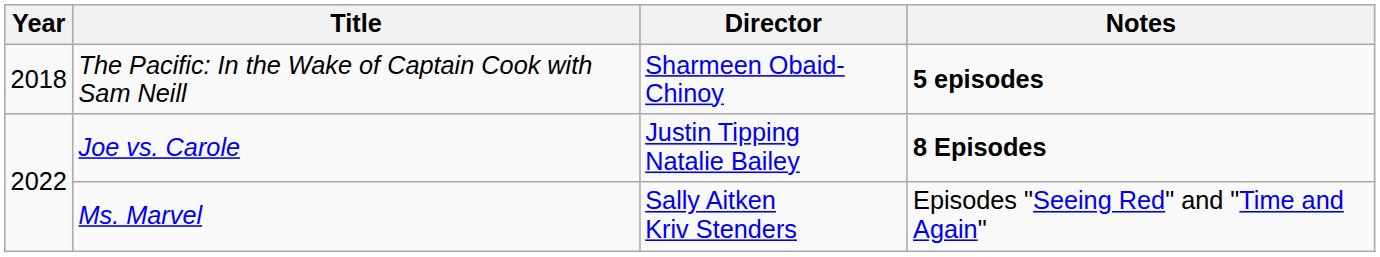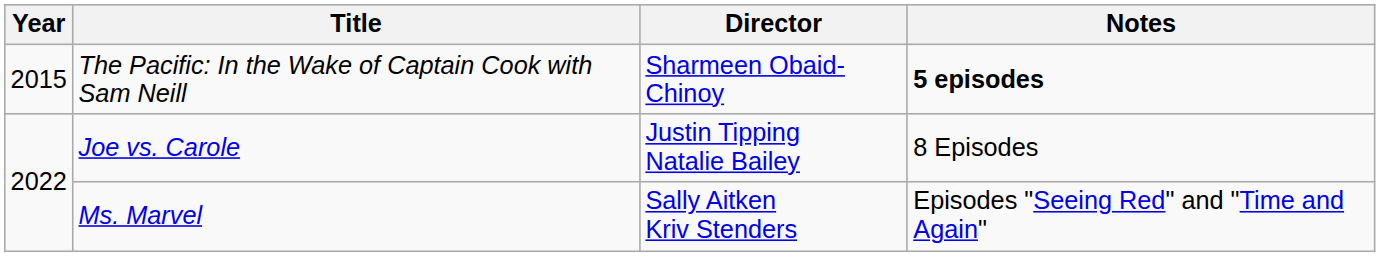(39, 78) 2018 -> (39, 78) 2015
(980, 147) bold -> (976, 147) normal
